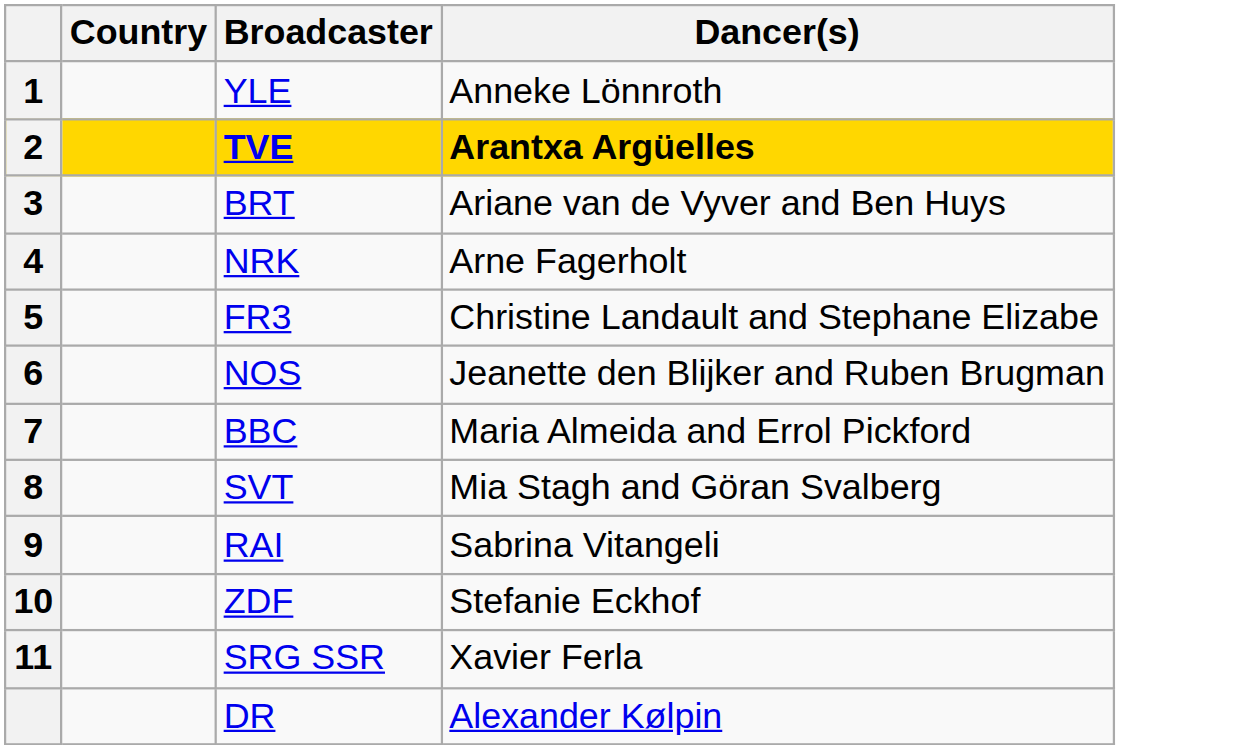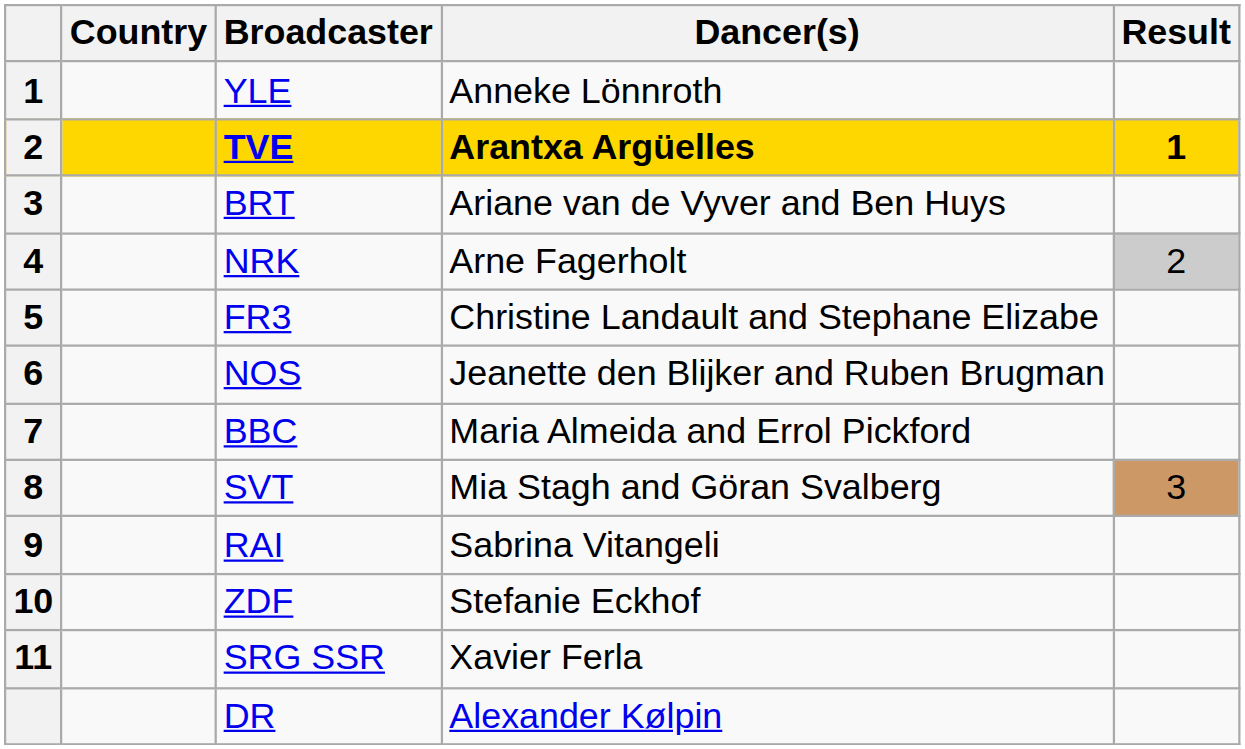+ column: (1176, 32)
